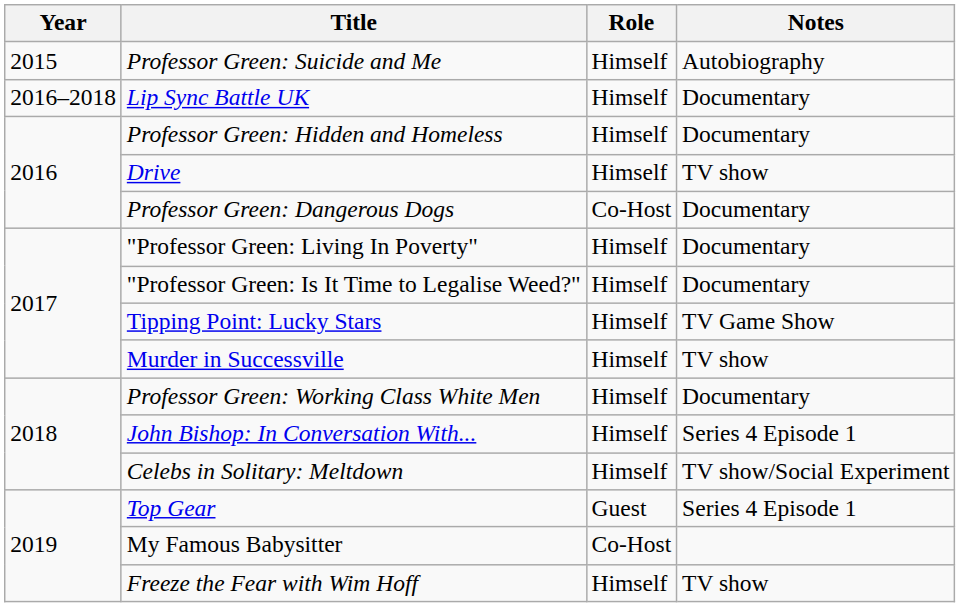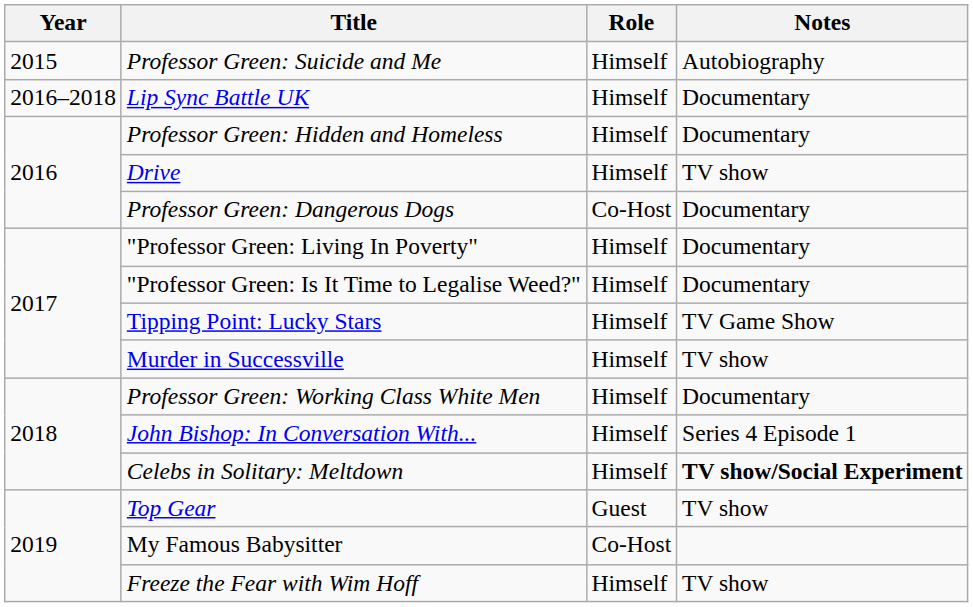(816, 470) normal -> (822, 470) bold
(769, 508) Series 4 Episode 1 -> (725, 508) TV show
